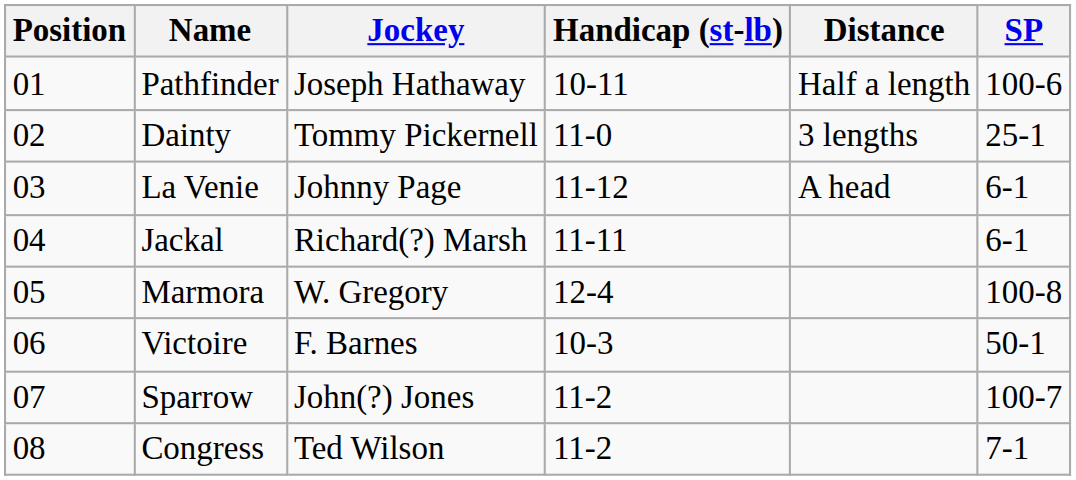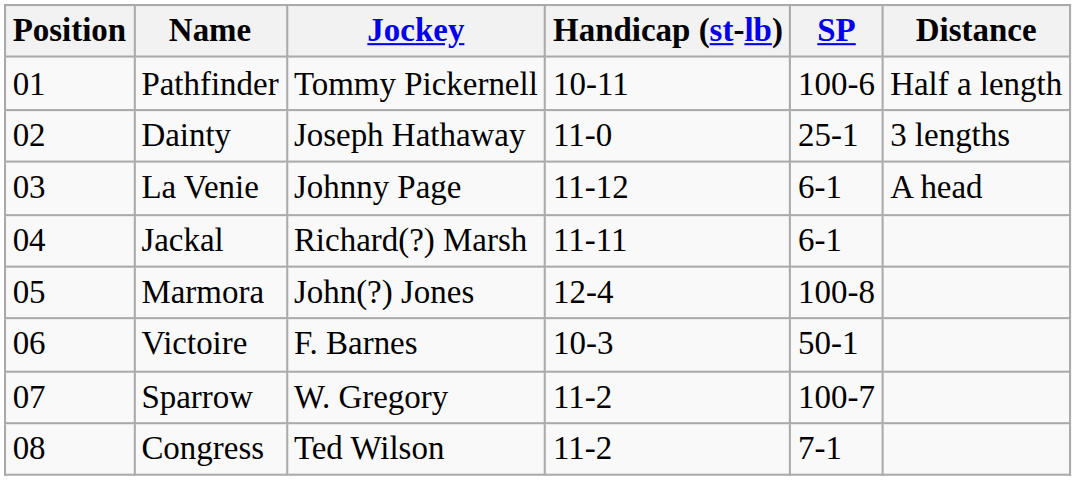columns swapped: (1024, 30) <-> (884, 30)
(410, 82) Joseph Hathaway -> (416, 82) Tommy Pickernell
(416, 135) Tommy Pickernell -> (410, 135) Joseph Hathaway
(371, 291) W. Gregory -> (384, 291) John(?) Jones
(384, 396) John(?) Jones -> (371, 396) W. Gregory
